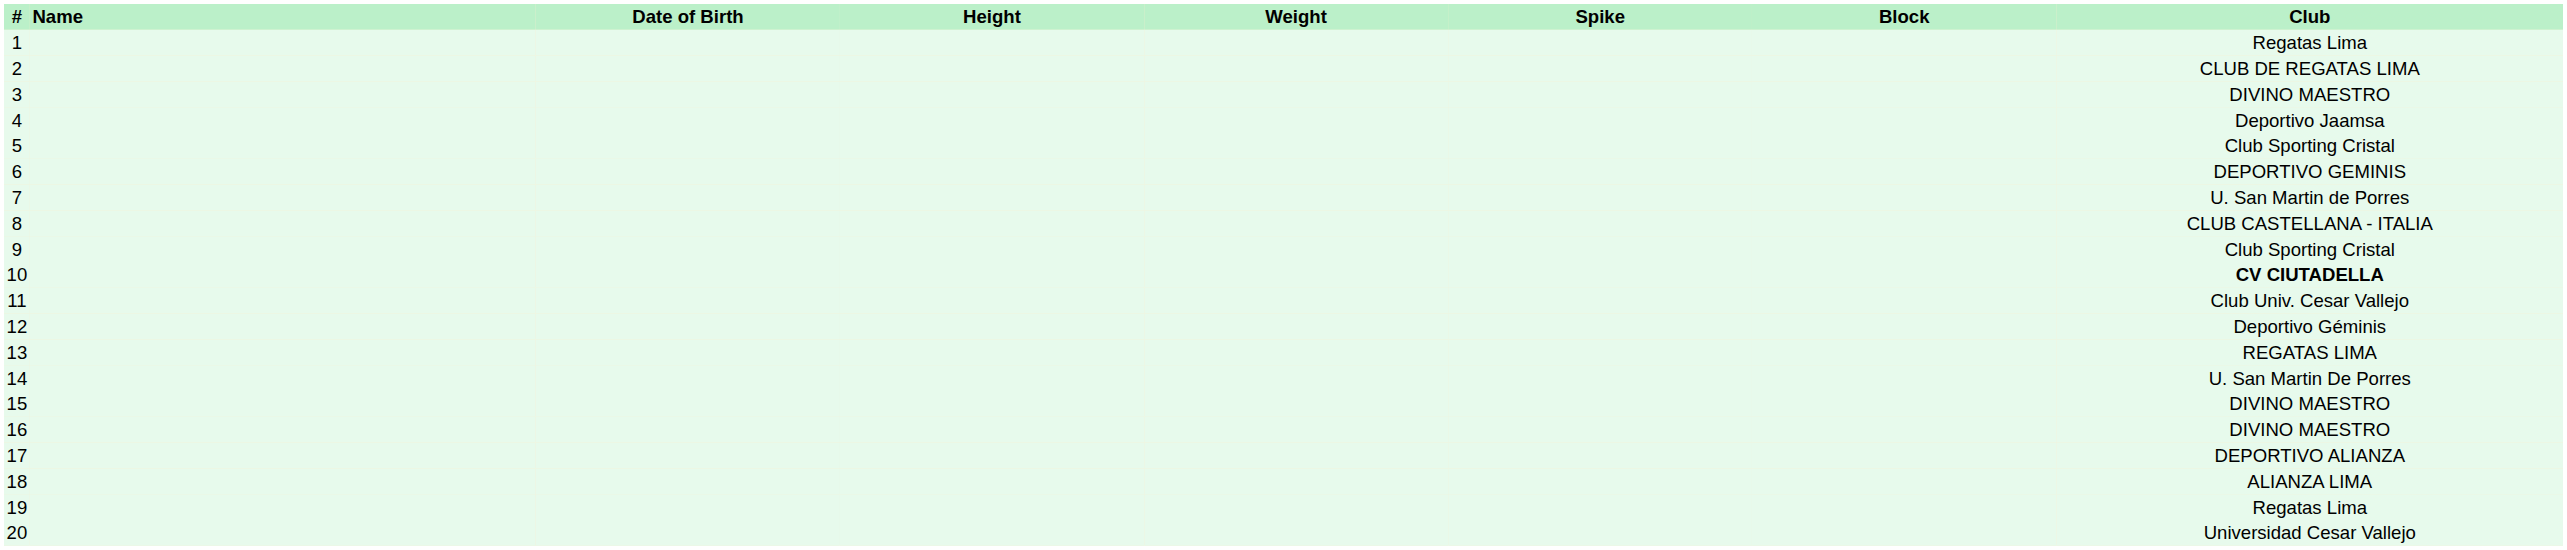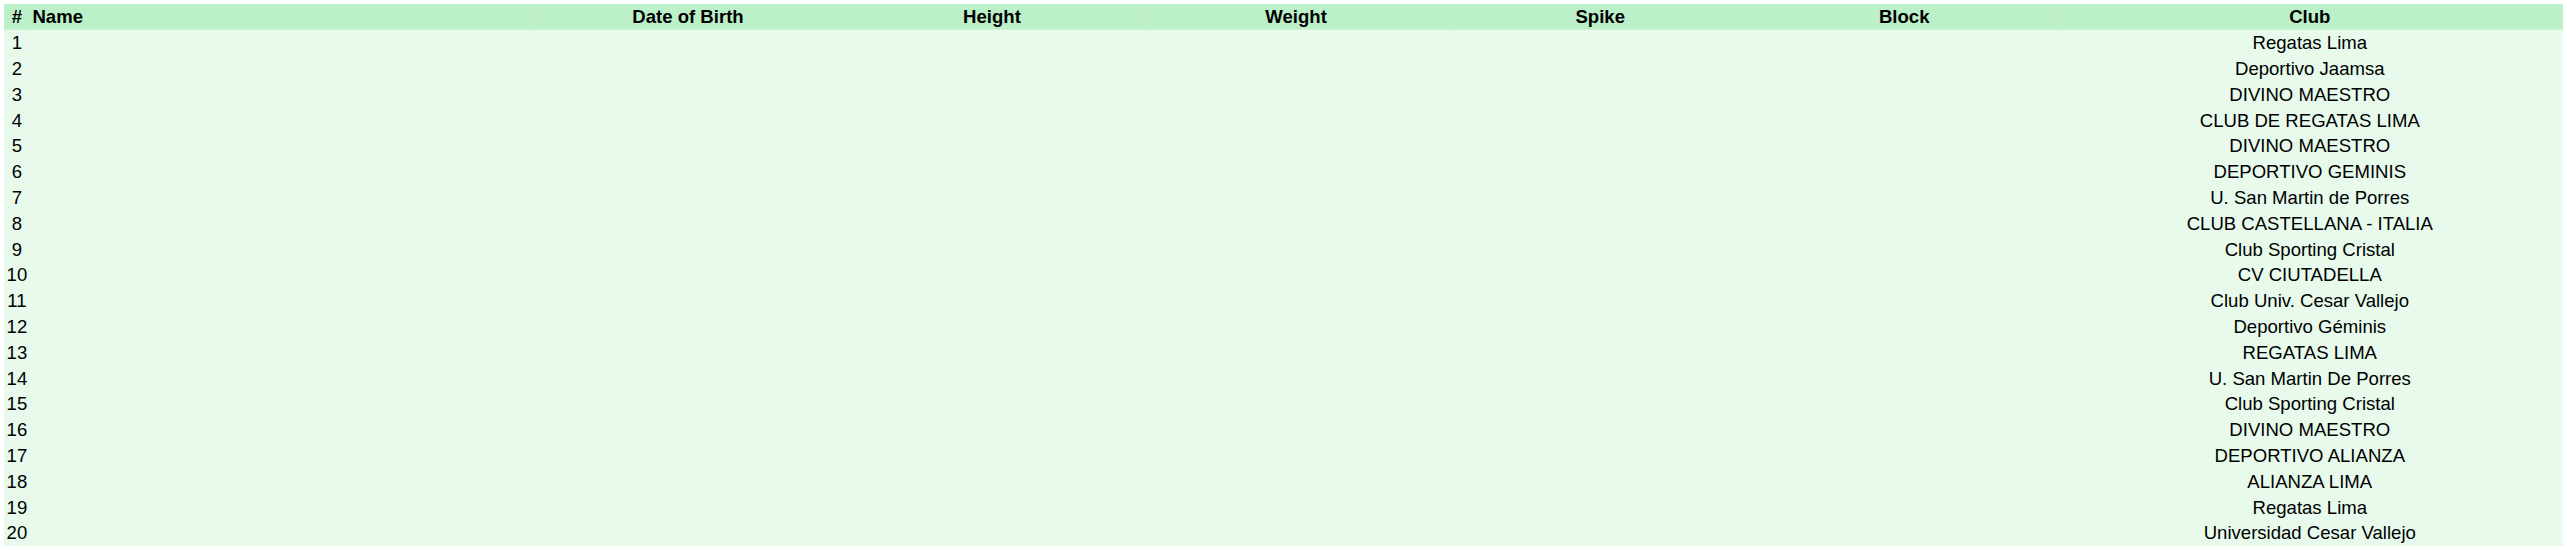(2310, 68) CLUB DE REGATAS LIMA -> (2310, 68) Deportivo Jaamsa
(2310, 120) Deportivo Jaamsa -> (2310, 120) CLUB DE REGATAS LIMA
(2310, 146) Club Sporting Cristal -> (2310, 146) DIVINO MAESTRO
(2310, 275) bold -> (2310, 275) normal
(2310, 404) DIVINO MAESTRO -> (2310, 404) Club Sporting Cristal
